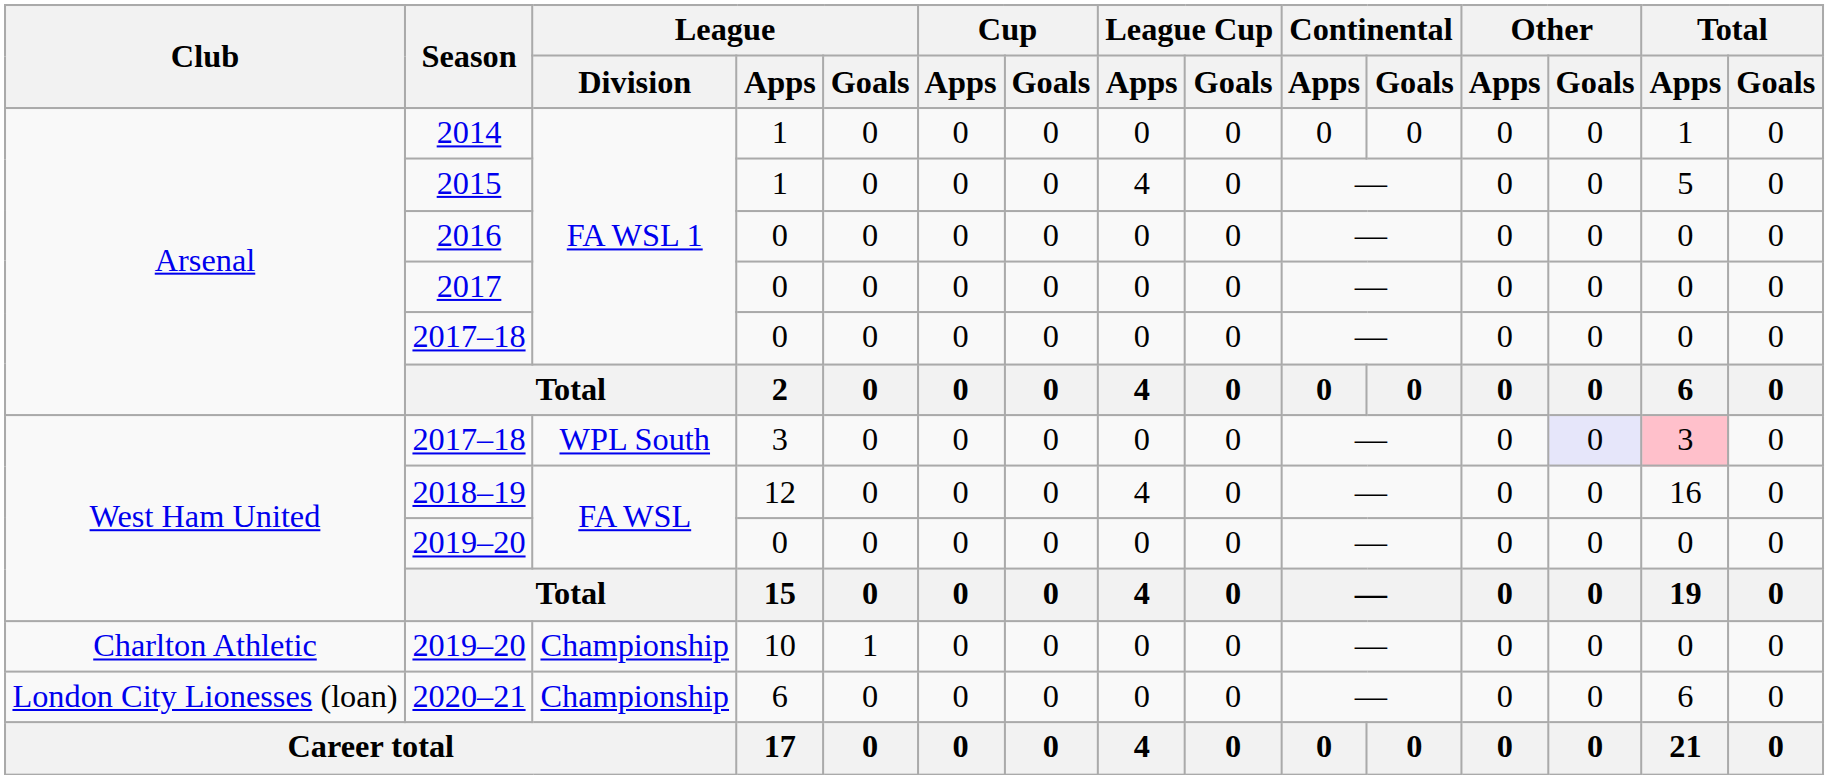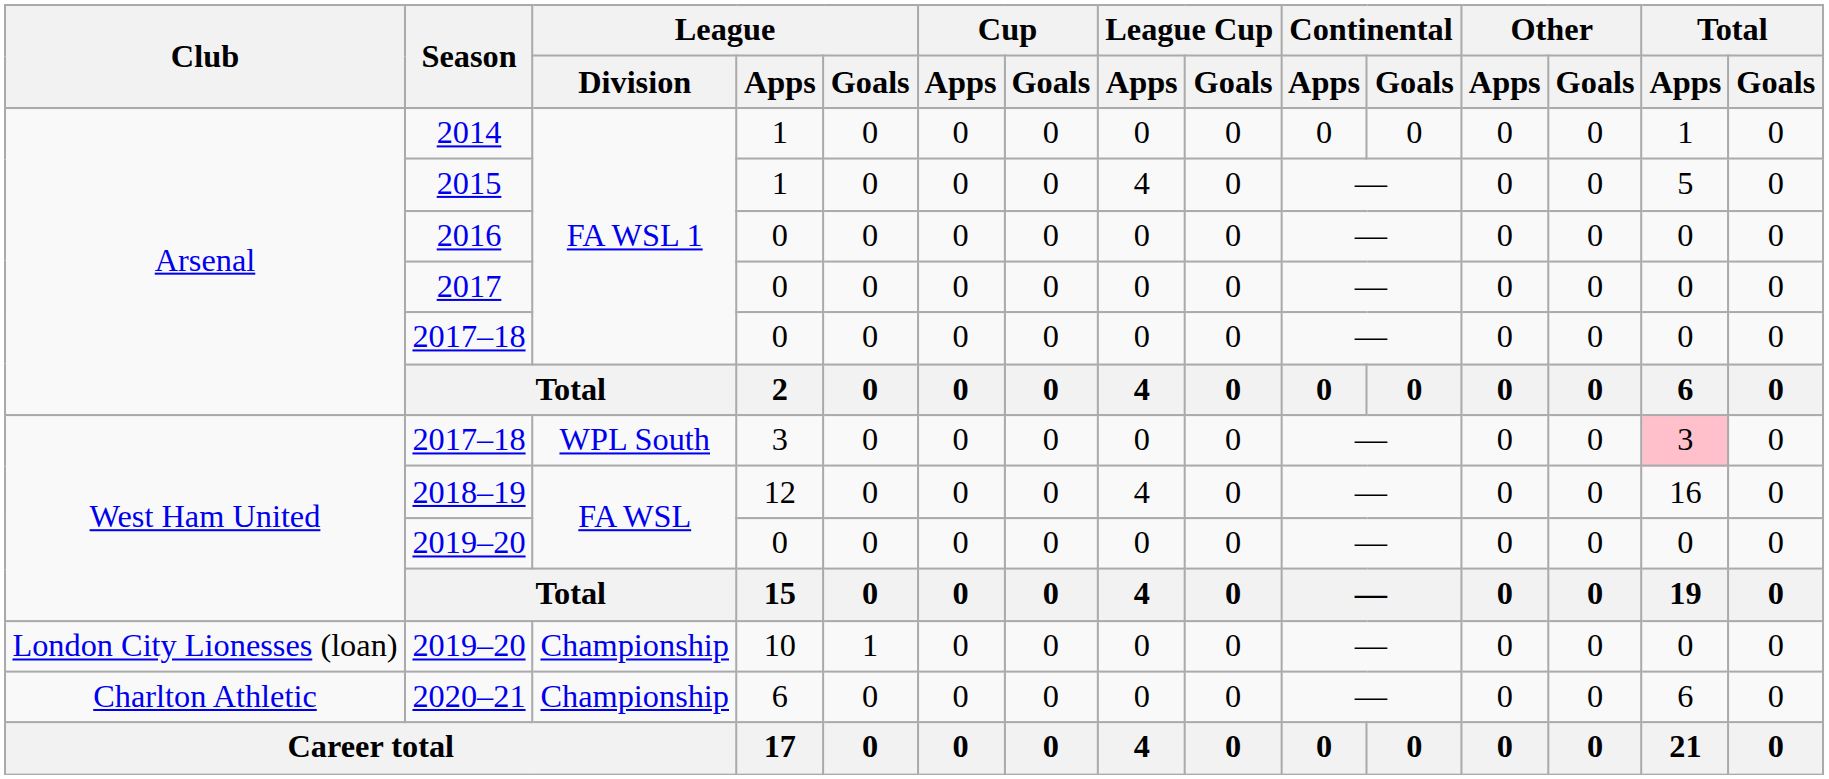(1595, 440) lavender background -> (1595, 440) no background
(205, 645) Charlton Athletic -> (205, 645) London City Lionesses (loan)
(205, 696) London City Lionesses (loan) -> (205, 696) Charlton Athletic
